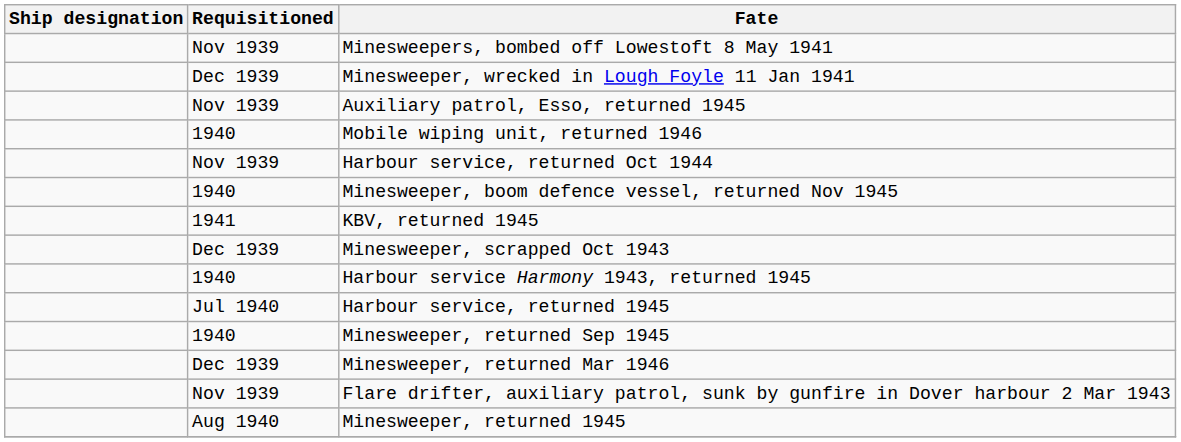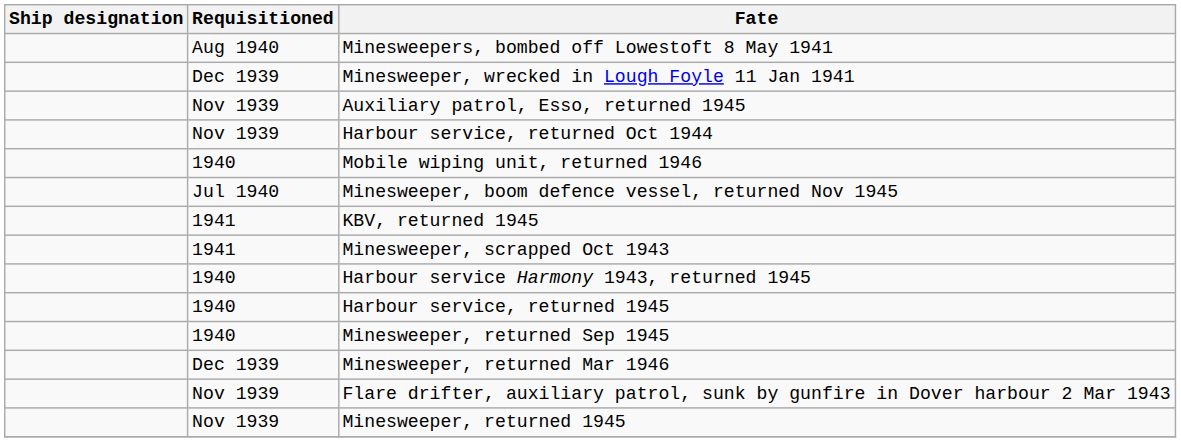(236, 48) Nov 1939 -> (236, 48) Aug 1940
rows swapped: (522, 134) <-> (528, 163)
(214, 192) 1940 -> (236, 192) Jul 1940
(236, 250) Dec 1939 -> (214, 250) 1941
(236, 307) Jul 1940 -> (214, 307) 1940
(236, 423) Aug 1940 -> (236, 423) Nov 1939
